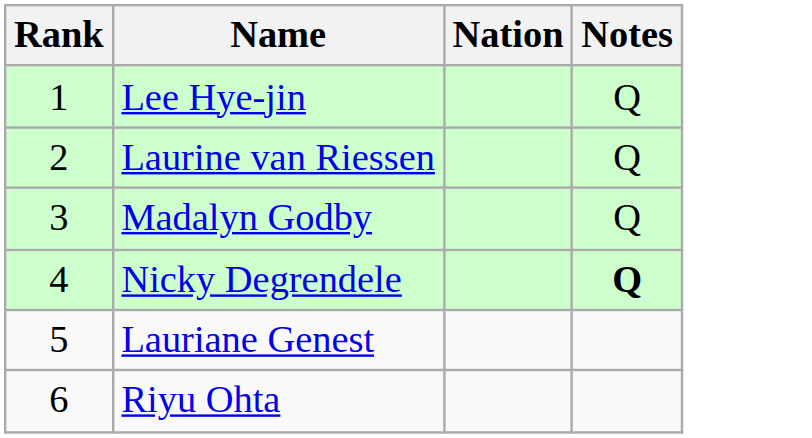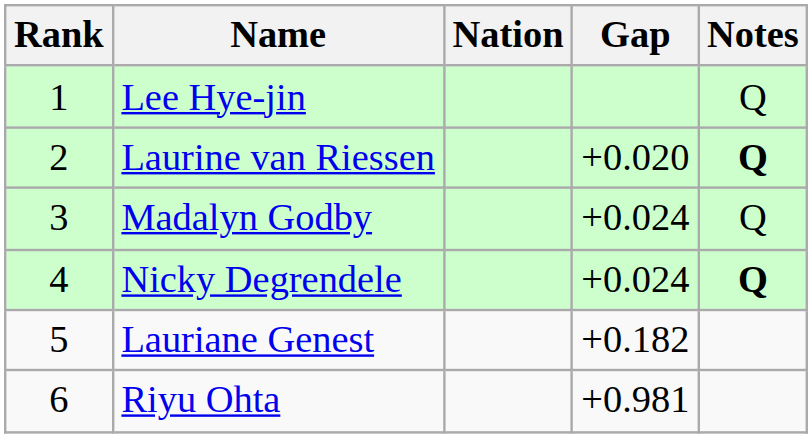+ column: (635, 34)
(627, 156) normal -> (753, 156) bold
